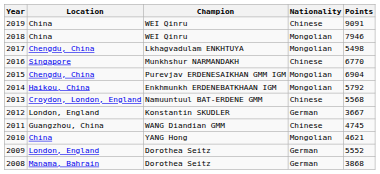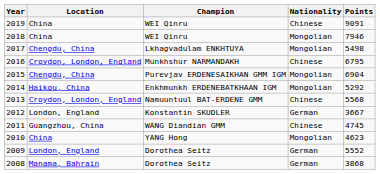(50, 62) Singapore -> (85, 62) Croydon, London, England
(354, 62) 6770 -> (354, 62) 6795
(354, 87) 5792 -> (354, 87) 5292
(354, 138) 4621 -> (354, 138) 4623
